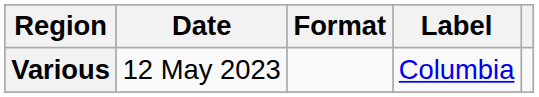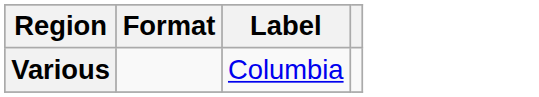- column: (202, 26)
